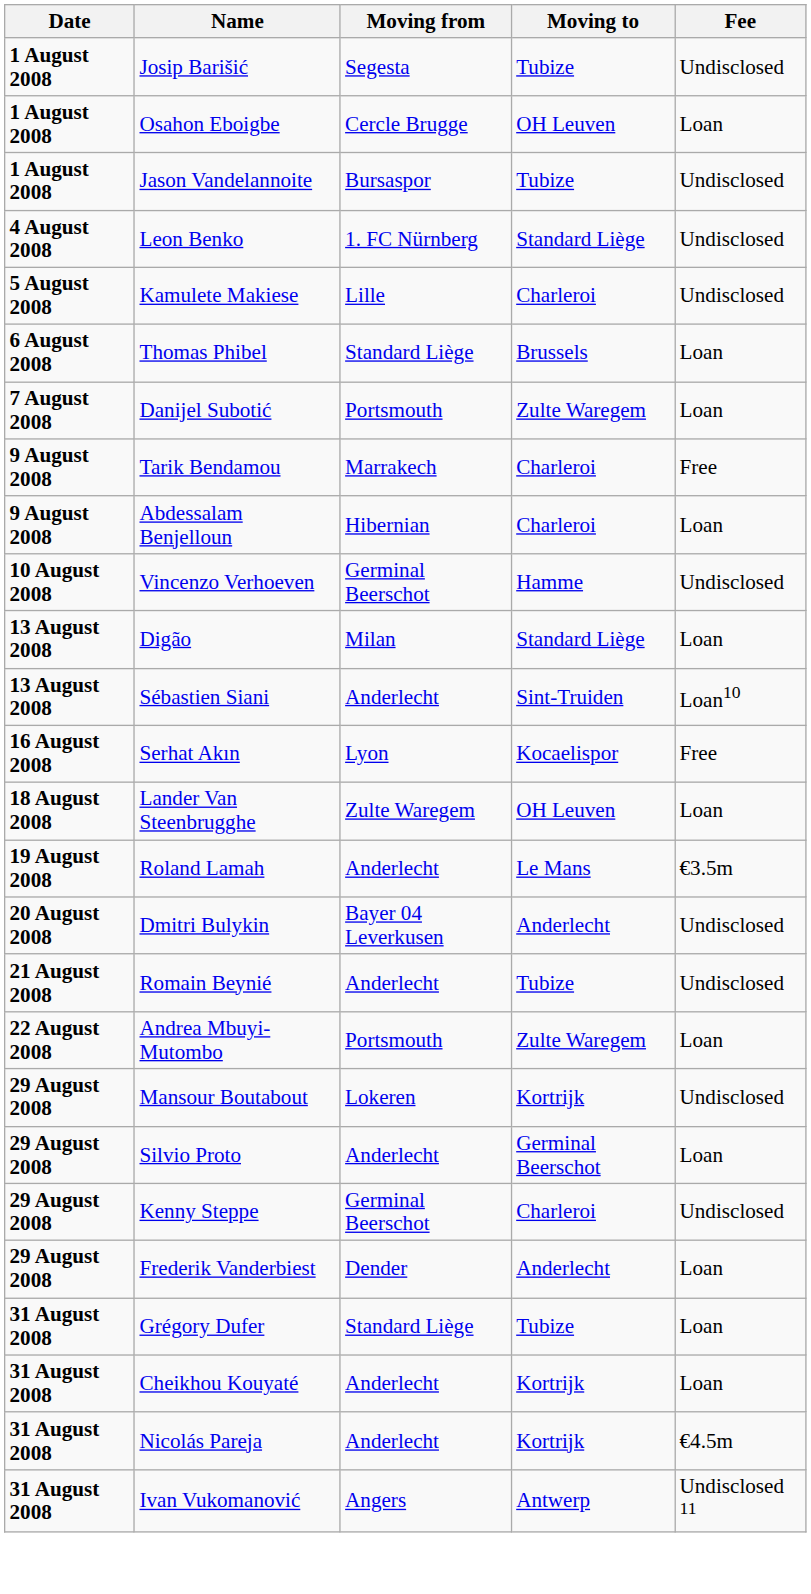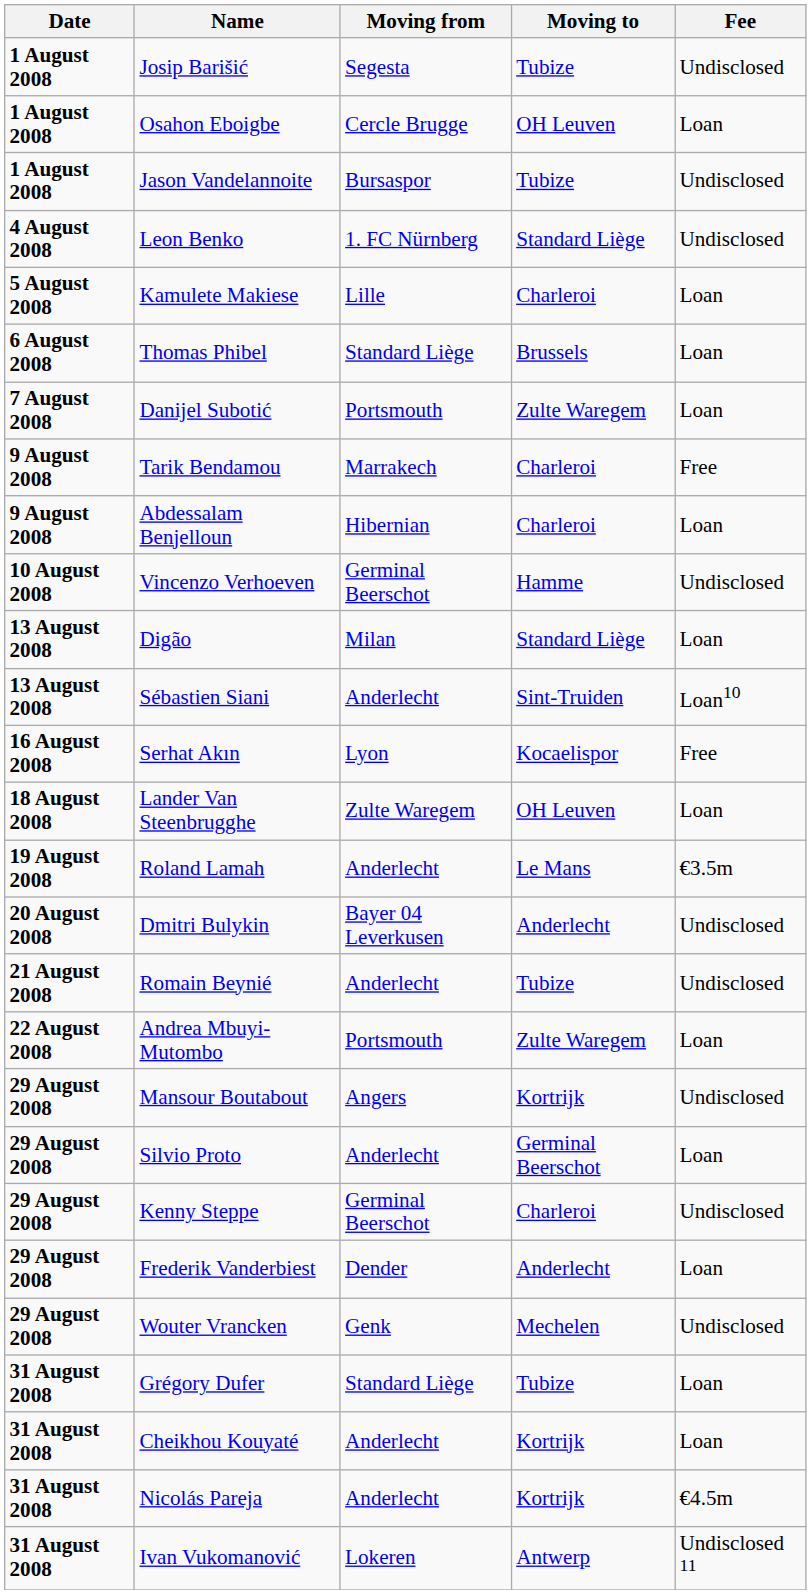(732, 295) Undisclosed -> (701, 295) Loan
(380, 1097) Lokeren -> (376, 1097) Angers
+ row: (213, 1326)
(376, 1500) Angers -> (380, 1558) Lokeren
